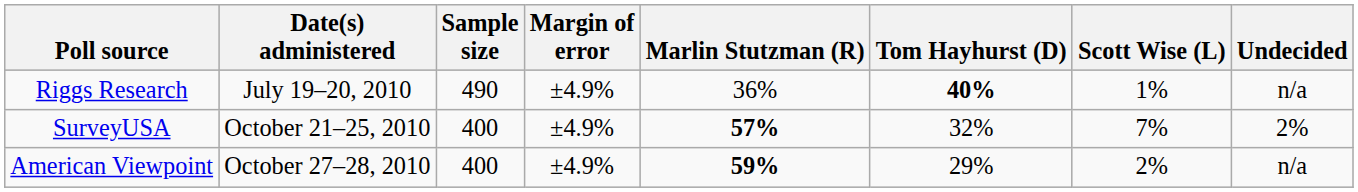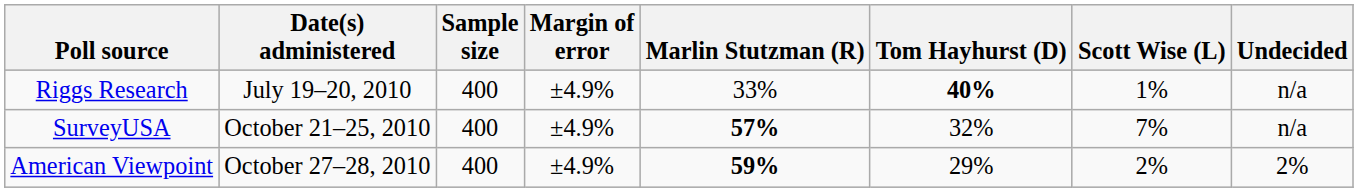(480, 89) 490 -> (480, 89) 400
(755, 89) 36% -> (755, 89) 33%
(1292, 128) 2% -> (1292, 128) n/a
(1292, 166) n/a -> (1292, 166) 2%
